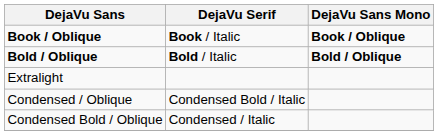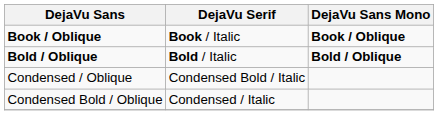- row: (35, 78)
